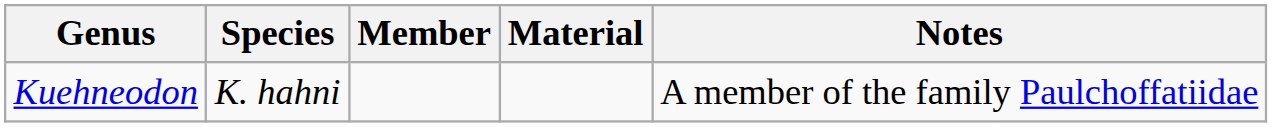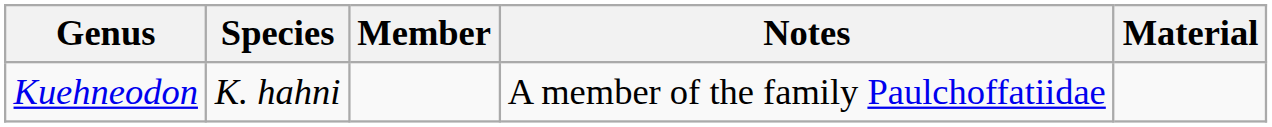columns swapped: (576, 33) <-> (959, 33)
